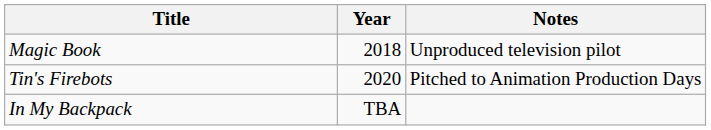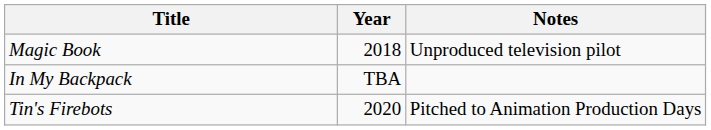rows swapped: (61, 79) <-> (70, 109)
